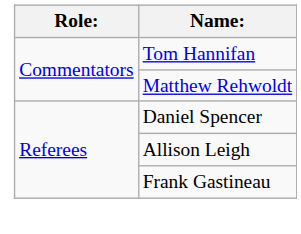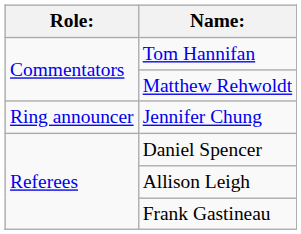+ row: (202, 117)
